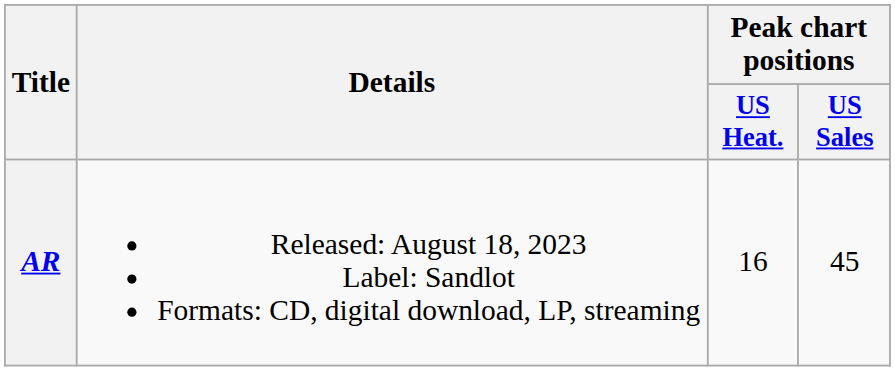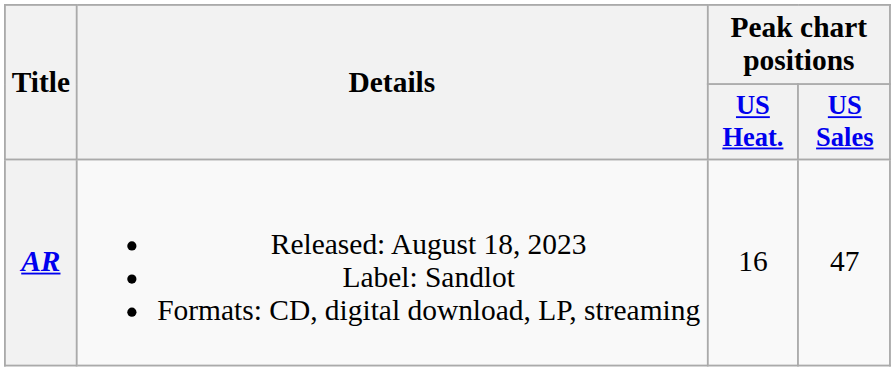(845, 261) 45 -> (845, 261) 47
